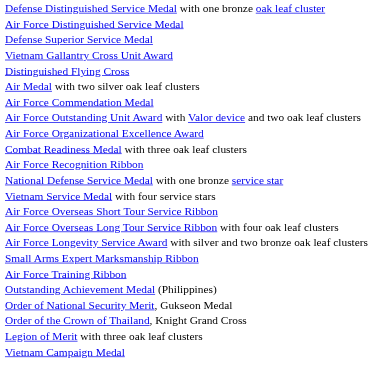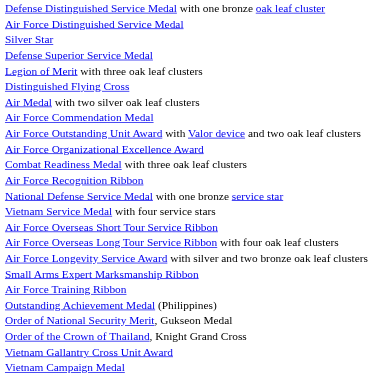+ row: (29, 39)
rows swapped: (104, 336) <-> (89, 55)
